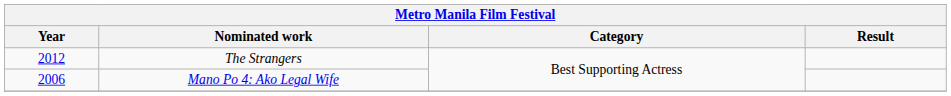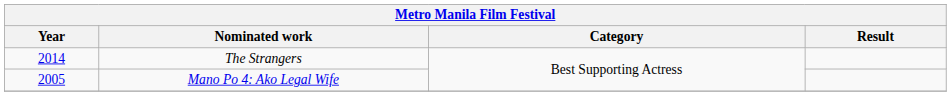(51, 58) 2012 -> (51, 58) 2014
(51, 79) 2006 -> (51, 79) 2005
